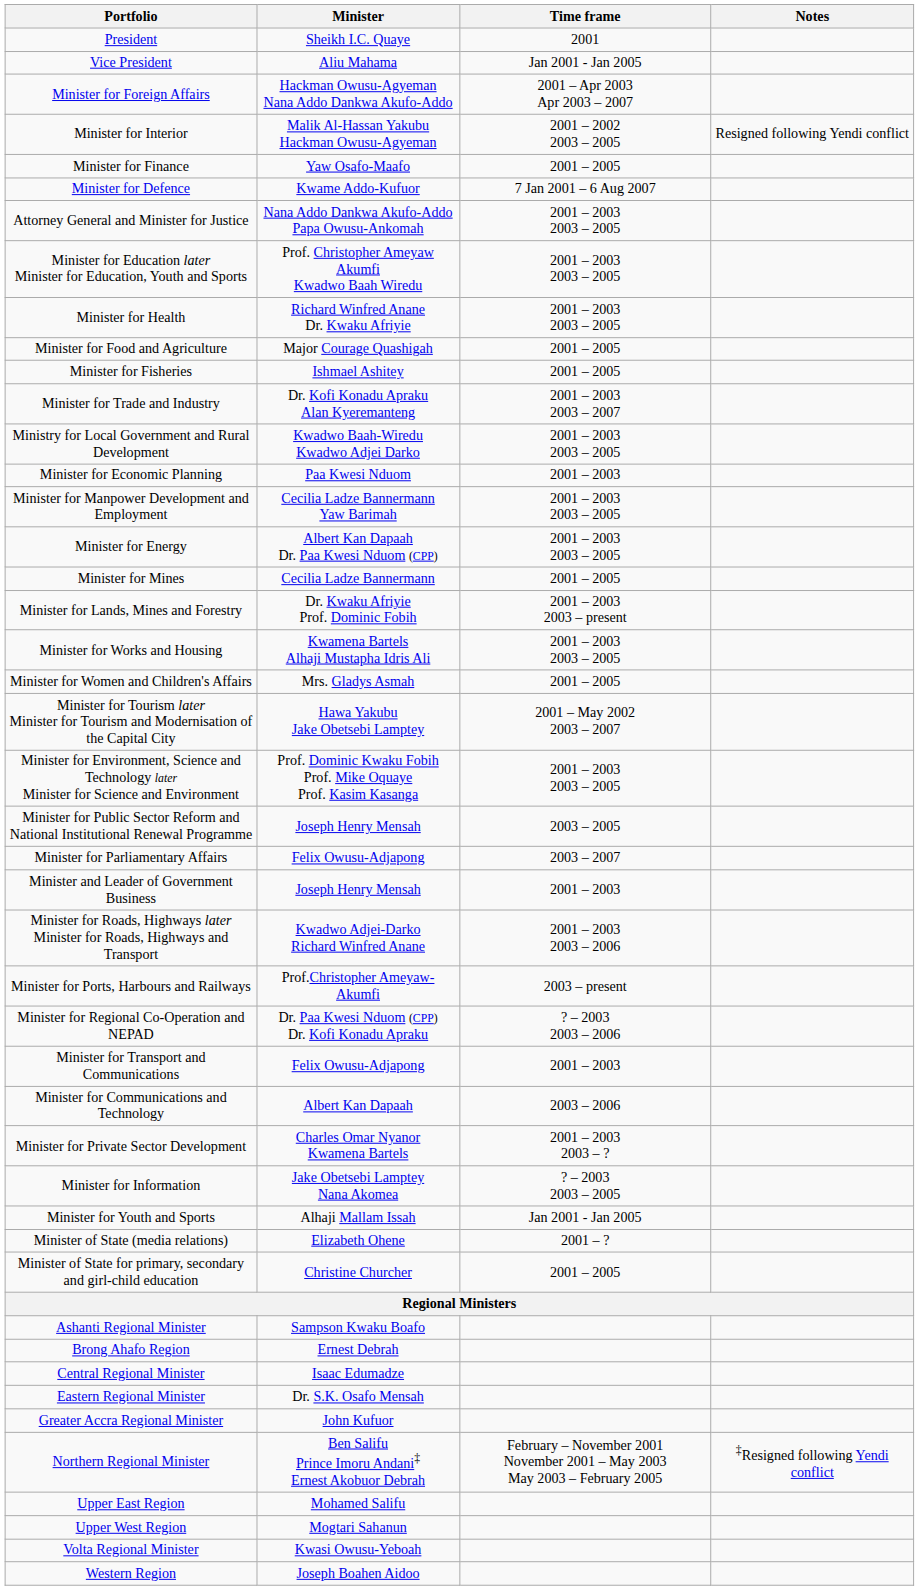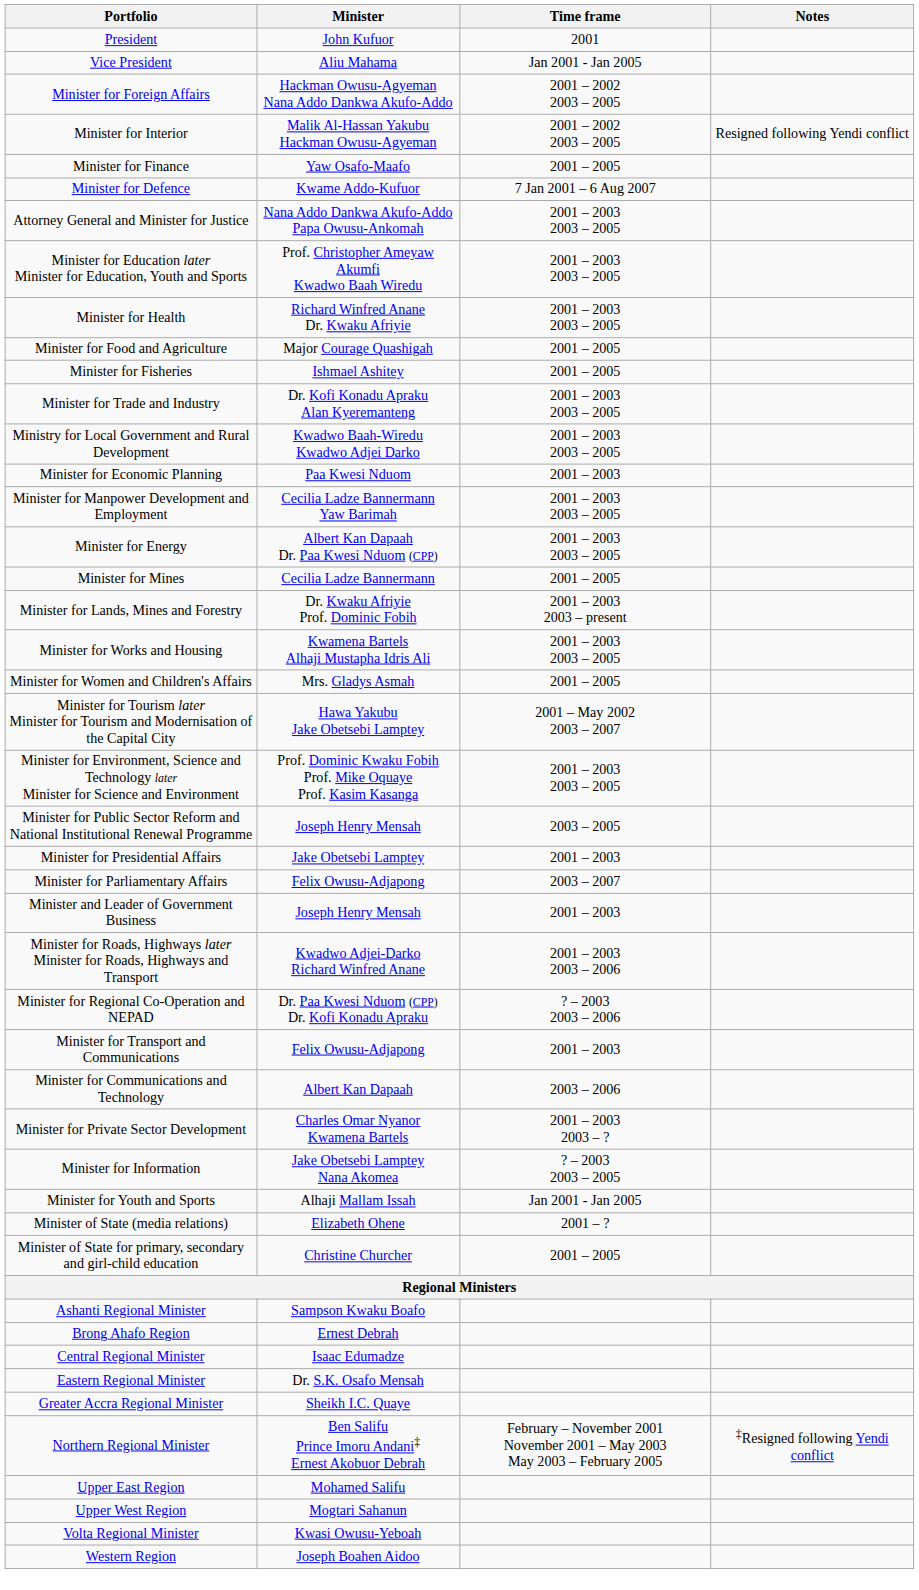(358, 39) Sheikh I.C. Quaye -> (358, 39) John Kufuor
(585, 94) 2001 – Apr 2003 Apr 2003 – 2007 -> (585, 94) 2001 – 2002 2003 – 2005
(585, 404) 2001 – 2003 2003 – 2007 -> (585, 404) 2001 – 2003 2003 – 2005
+ row: (131, 858)
- row: (131, 986)
(358, 1420) John Kufuor -> (358, 1403) Sheikh I.C. Quaye
